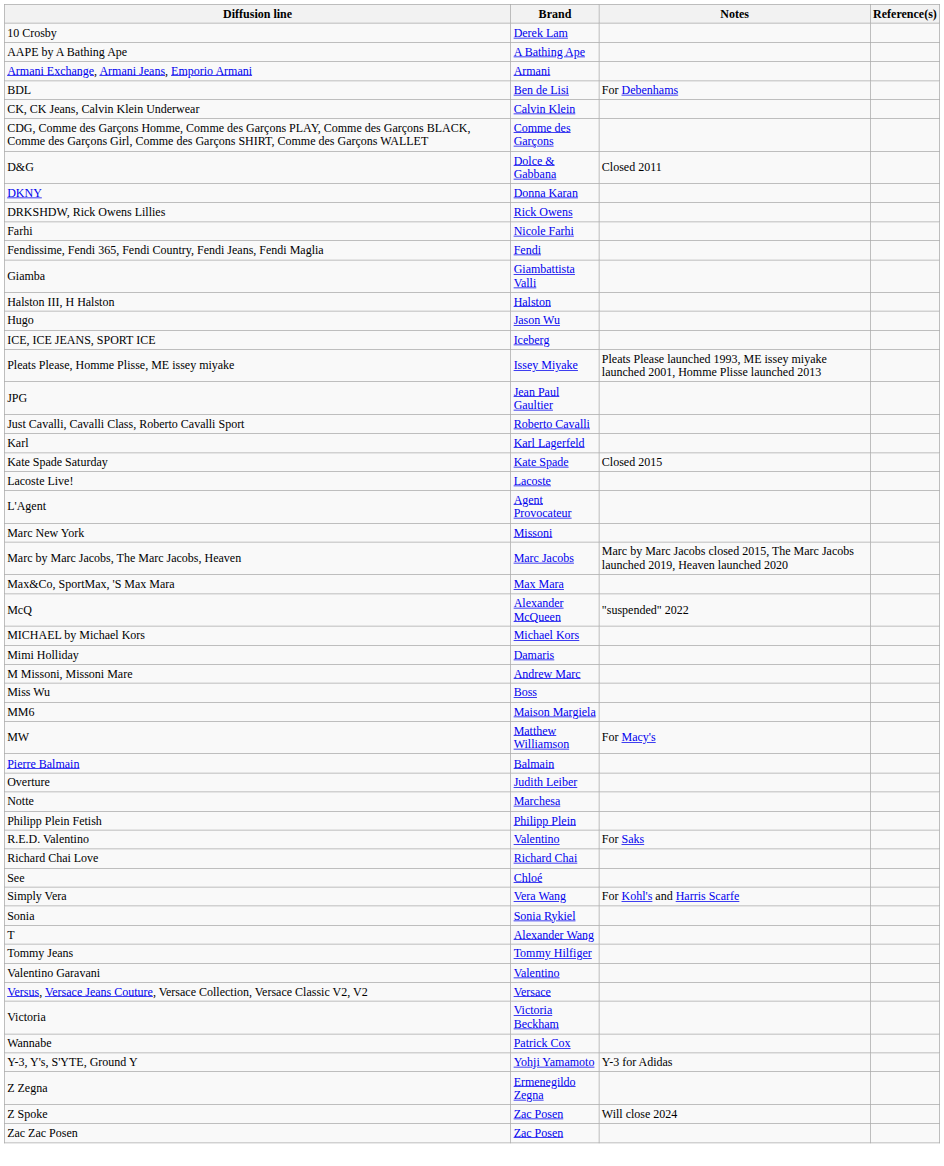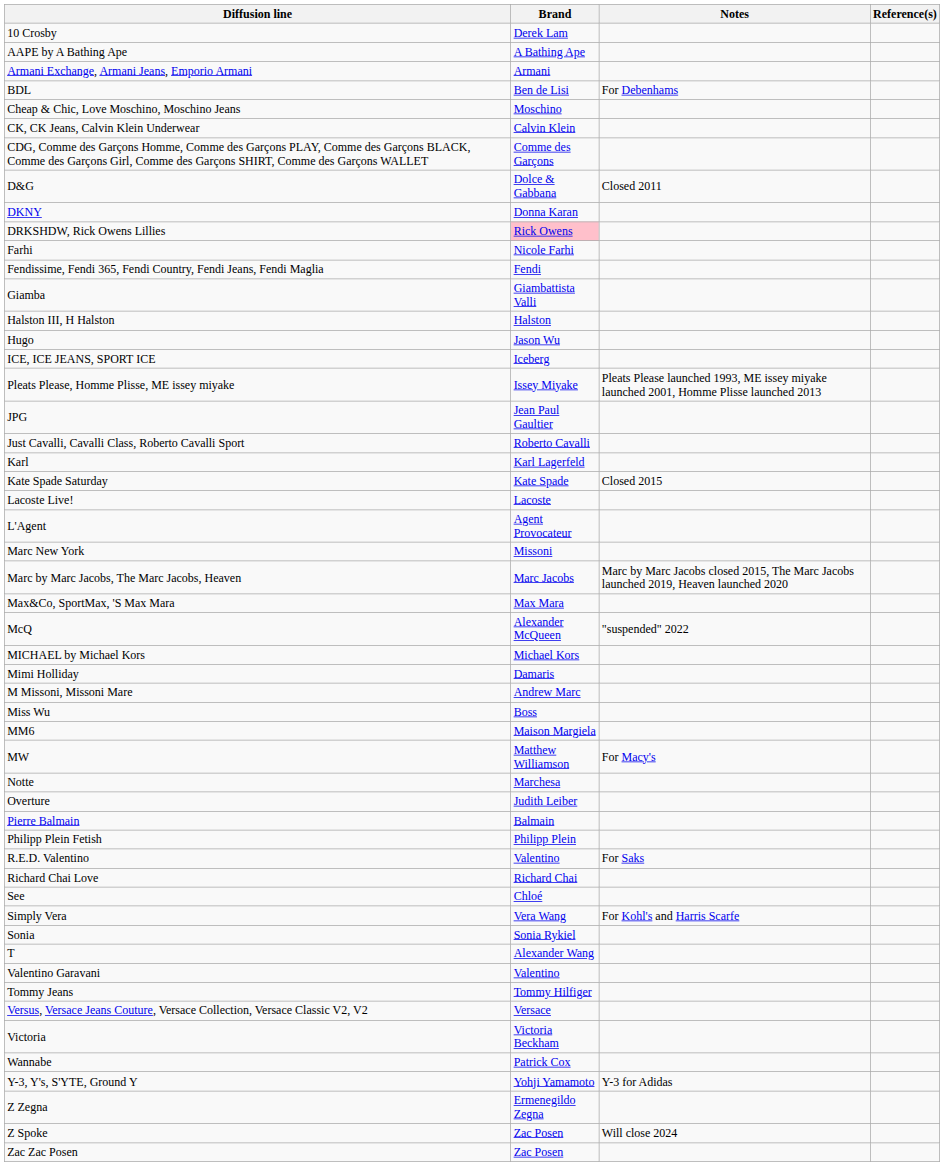+ row: (124, 109)
(543, 212) no background -> (543, 231) pink background
rows swapped: (20, 801) <-> (43, 763)
rows swapped: (40, 953) <-> (54, 972)
